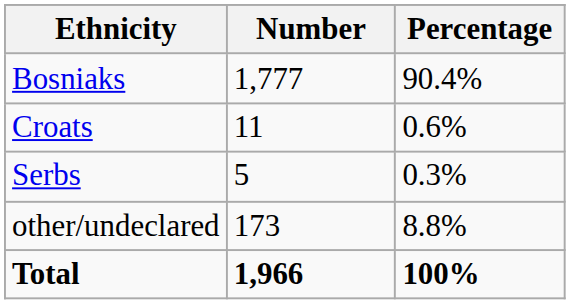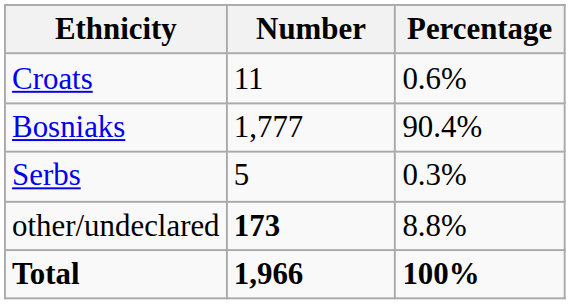rows swapped: (69, 77) <-> (52, 126)
(257, 224) normal -> (257, 224) bold
